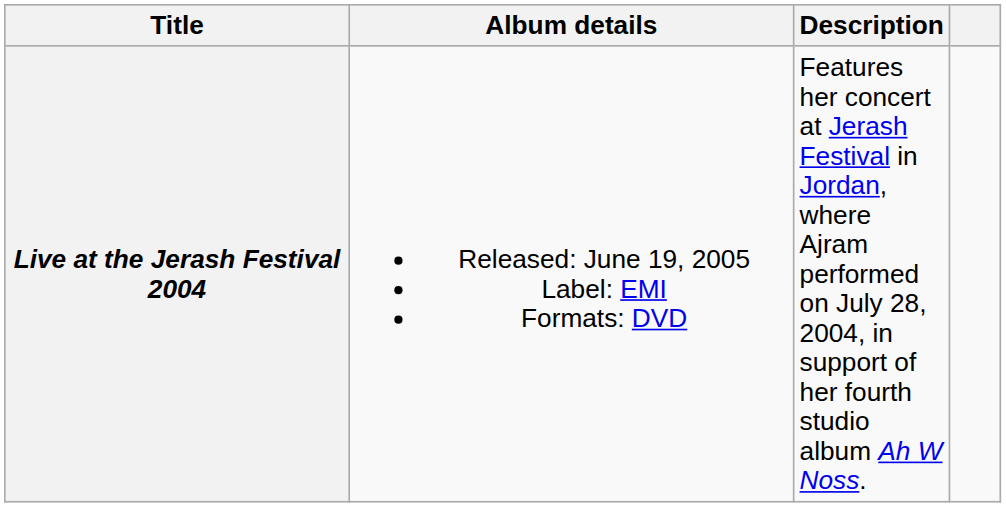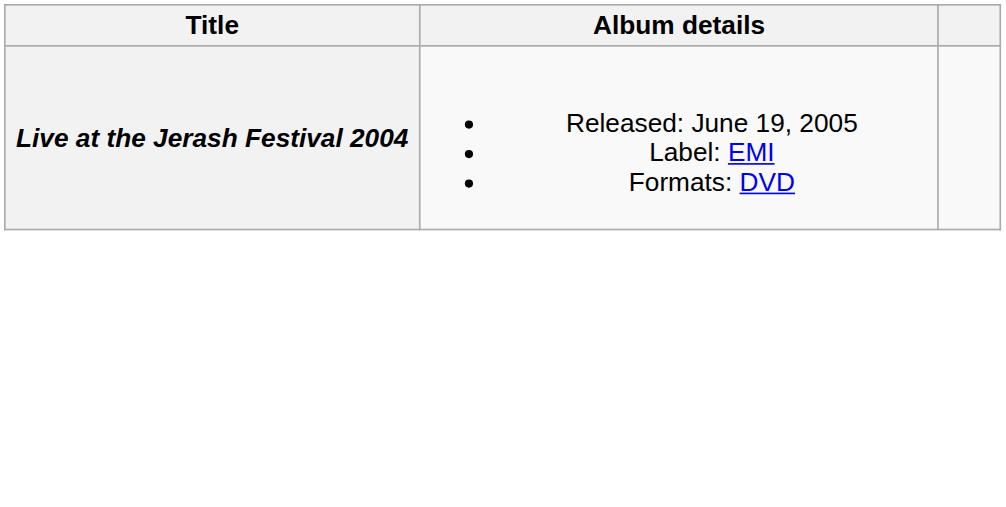- column: (872, 25)
